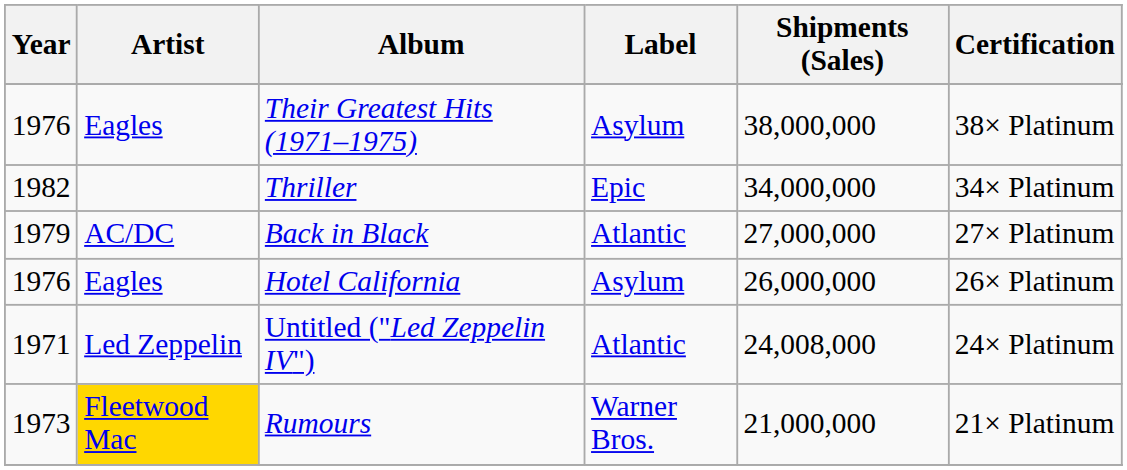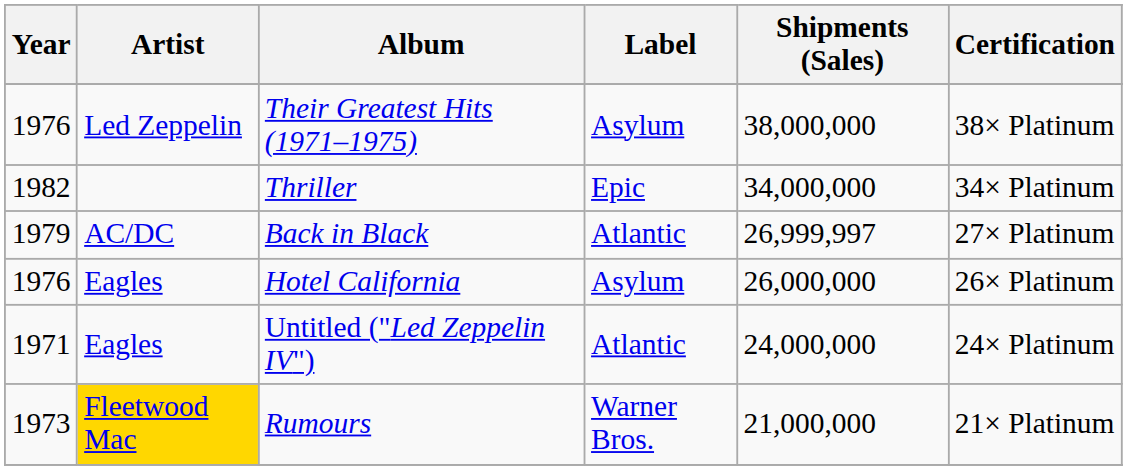(123, 124) Eagles -> (163, 124) Led Zeppelin
(810, 234) 27,000,000 -> (810, 234) 26,999,997
(163, 344) Led Zeppelin -> (123, 344) Eagles
(810, 344) 24,008,000 -> (810, 344) 24,000,000
